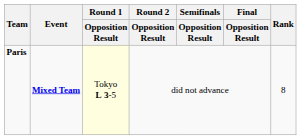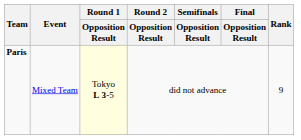(56, 90) bold -> (55, 90) normal
(283, 90) 8 -> (281, 90) 9
